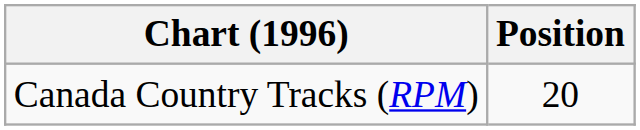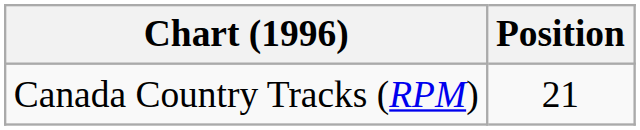(560, 93) 20 -> (560, 93) 21
